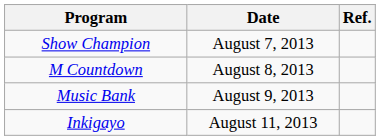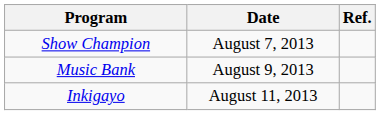- row: (96, 69)
